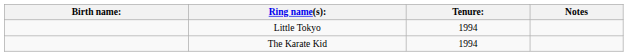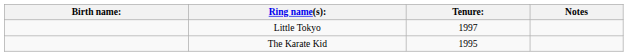(468, 27) 1994 -> (468, 27) 1997
(468, 43) 1994 -> (468, 43) 1995
